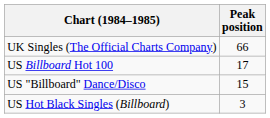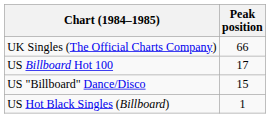(242, 103) 3 -> (242, 103) 1
